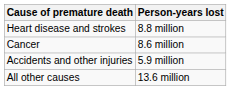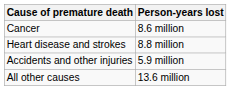rows swapped: (23, 45) <-> (66, 28)
